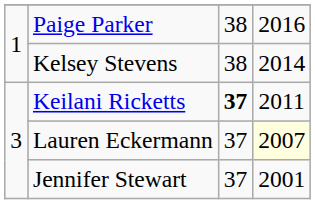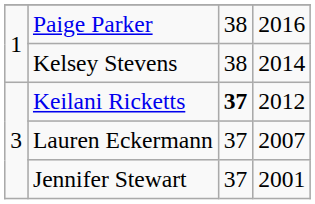(282, 101) 2011 -> (282, 101) 2012
(282, 140) lightyellow background -> (282, 140) no background
